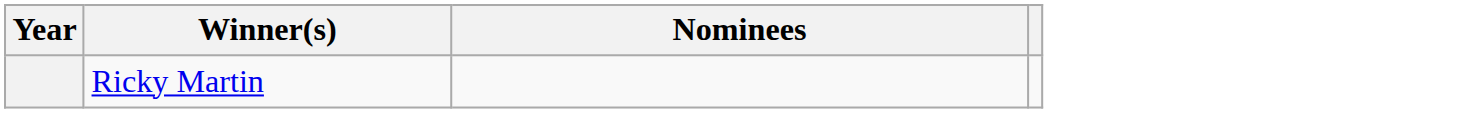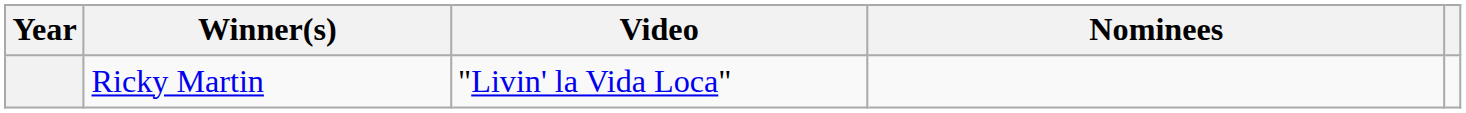+ column: (659, 30)
